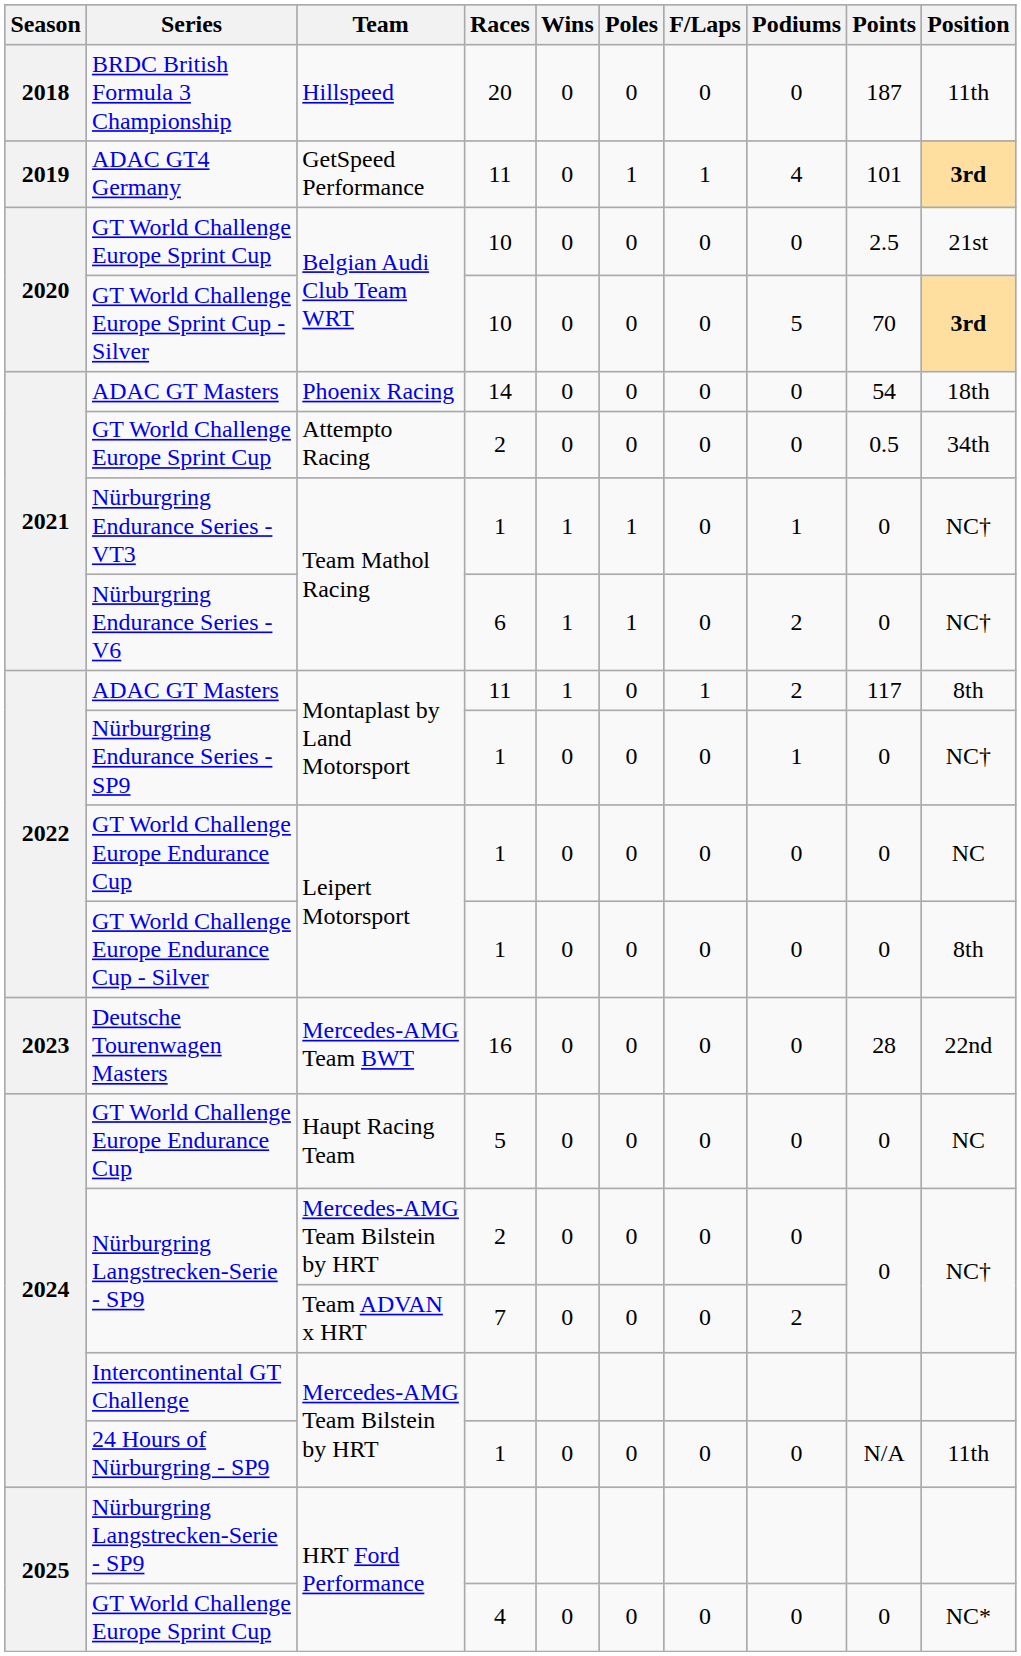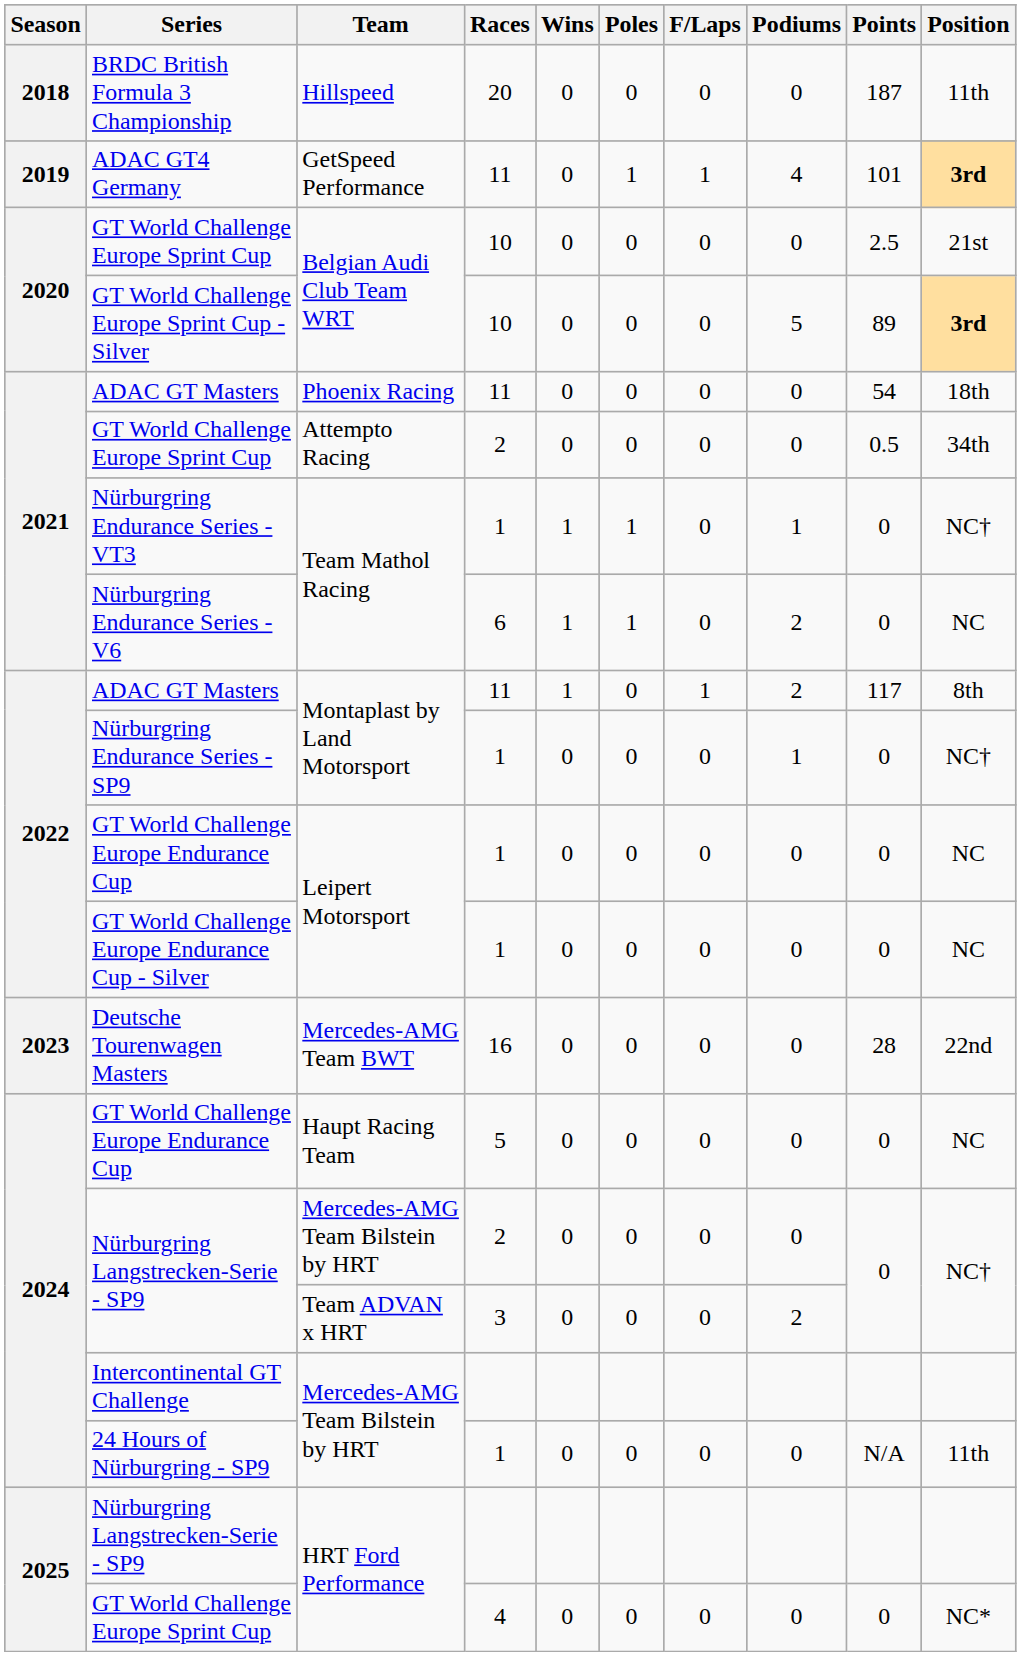(884, 323) 70 -> (884, 323) 89
(500, 391) 14 -> (500, 391) 11
(968, 622) NC† -> (968, 622) NC
(968, 949) 8th -> (968, 949) NC
(500, 1318) 7 -> (500, 1318) 3
